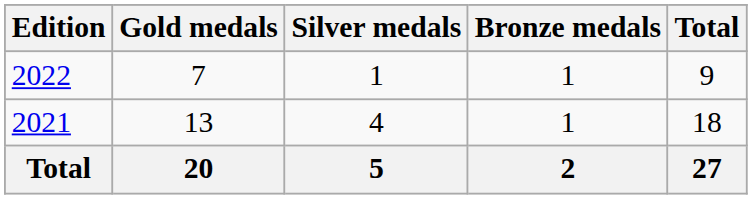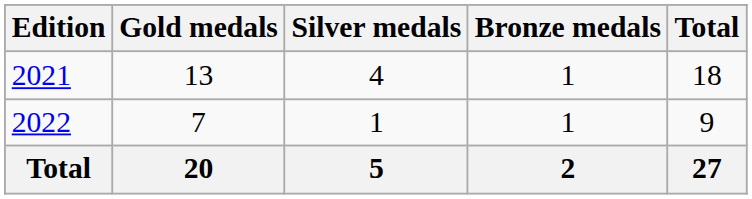rows swapped: (41, 121) <-> (41, 74)
